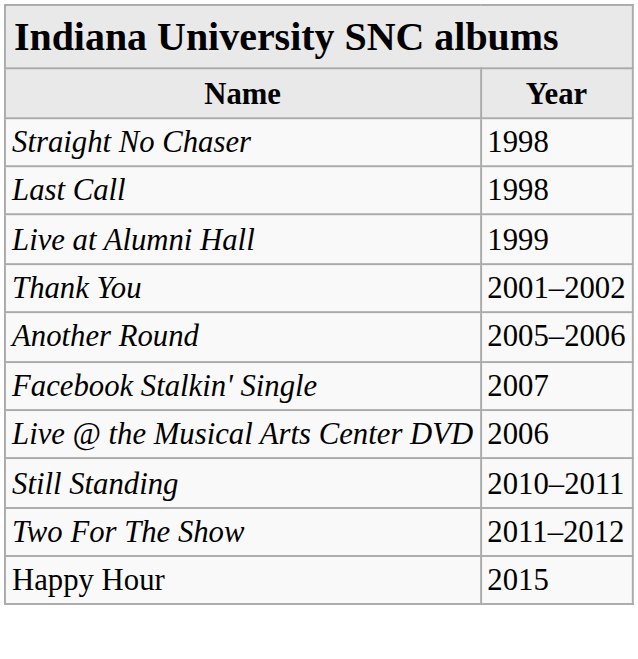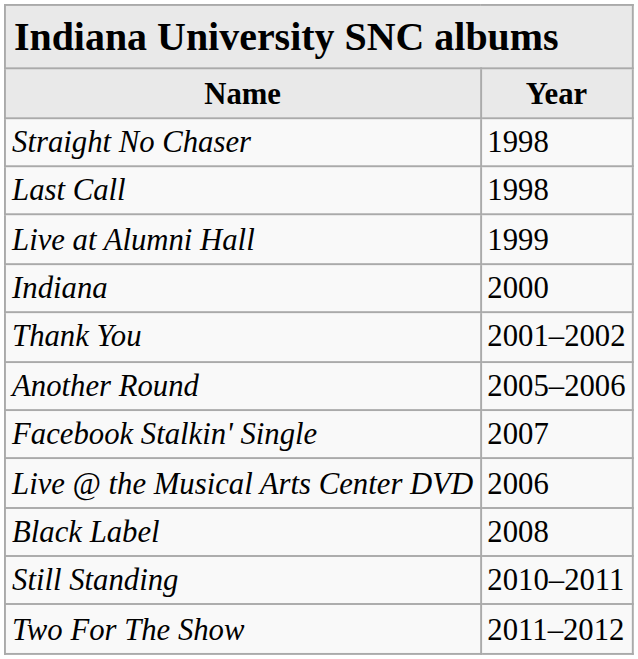+ row: (60, 287)
+ row: (86, 531)
- row: (88, 580)
